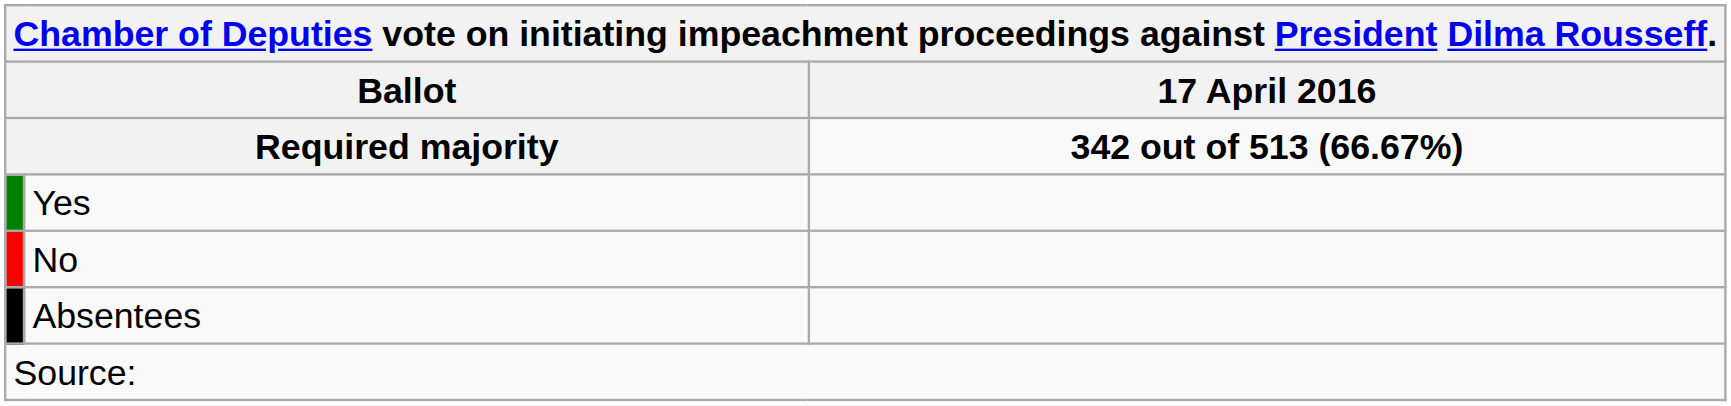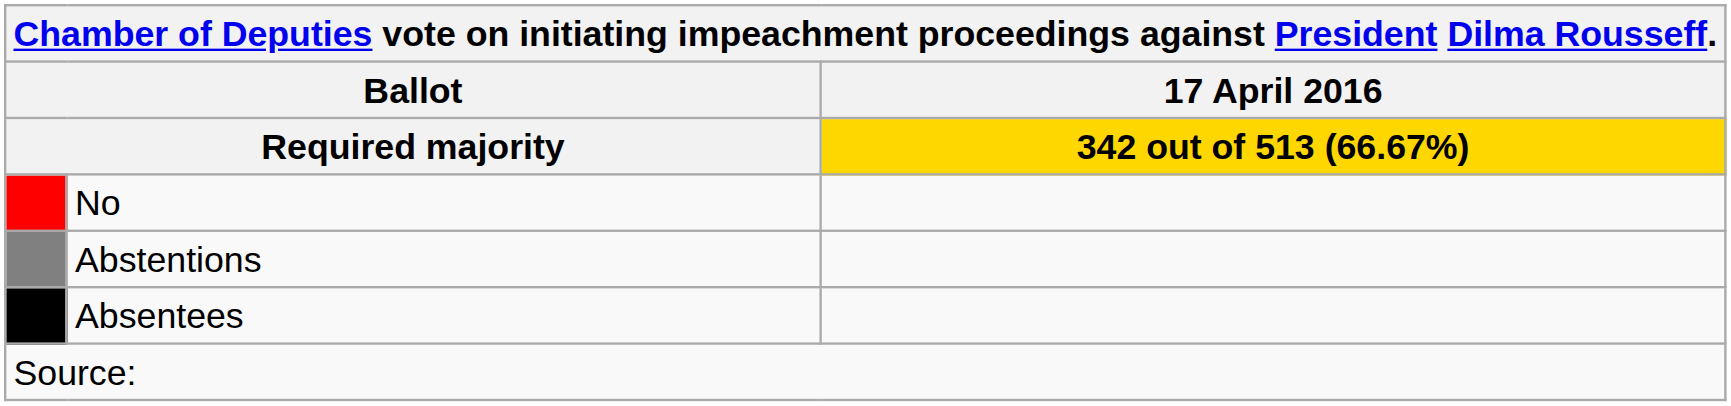(1267, 147) no background -> (1273, 147) gold background
- row: (62, 203)
+ row: (168, 260)
